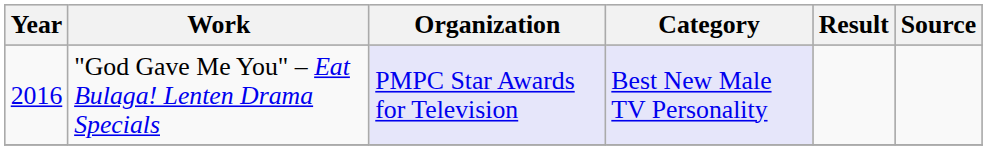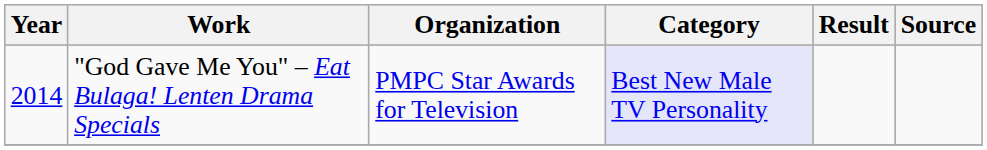(37, 94) 2016 -> (37, 94) 2014
(475, 94) lavender background -> (475, 94) no background
